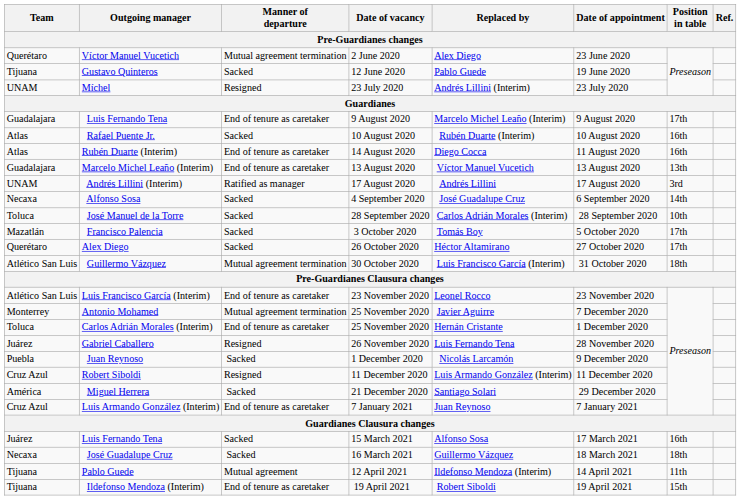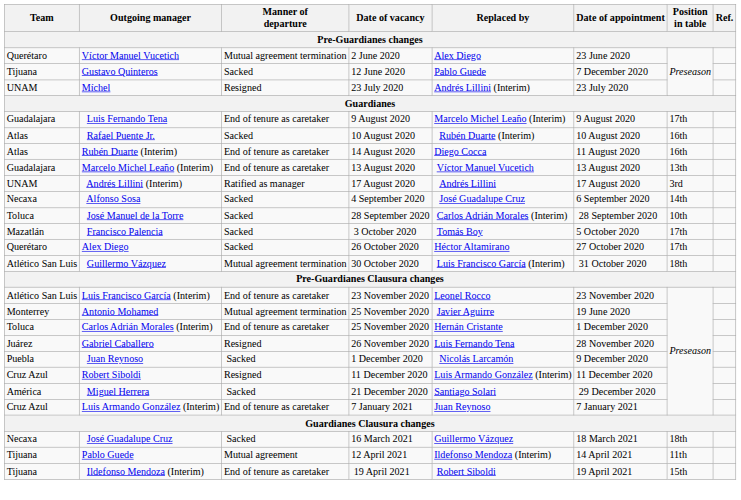(603, 71) 19 June 2020 -> (612, 71) 7 December 2020
(612, 311) 7 December 2020 -> (603, 311) 19 June 2020
- row: (122, 439)
